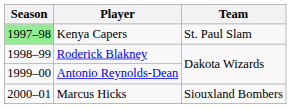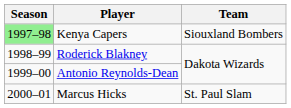(218, 34) St. Paul Slam -> (234, 34) Siouxland Bombers
(234, 93) Siouxland Bombers -> (218, 93) St. Paul Slam
